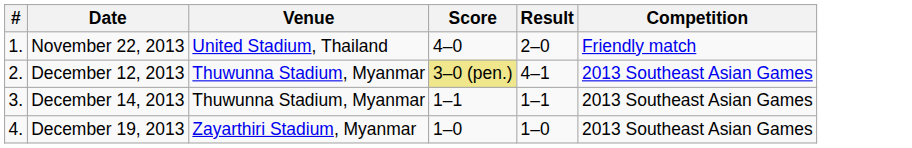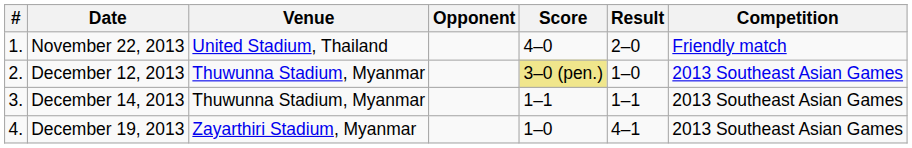+ column: (474, 18)
(535, 73) 4–1 -> (626, 73) 1–0
(535, 128) 1–0 -> (626, 128) 4–1
